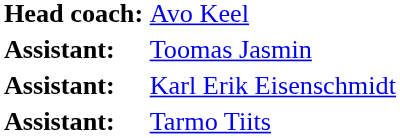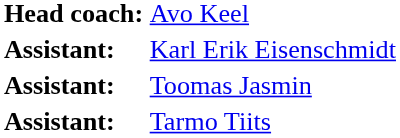rows swapped: (273, 85) <-> (231, 49)
